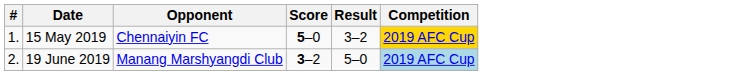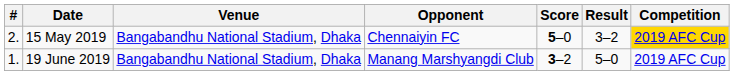+ column: (239, 15)
(13, 37) 1. -> (13, 37) 2.
(13, 59) 2. -> (13, 59) 1.
(429, 59) lightblue background -> (680, 59) no background
